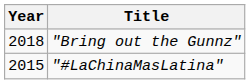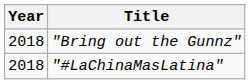(26, 66) 2015 -> (26, 66) 2018
